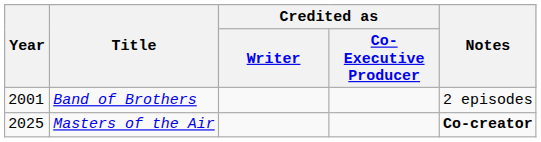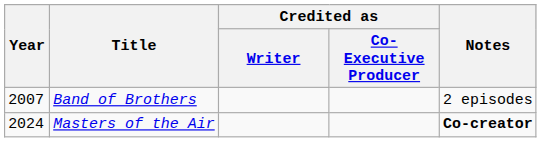(26, 100) 2001 -> (26, 100) 2007
(26, 124) 2025 -> (26, 124) 2024
